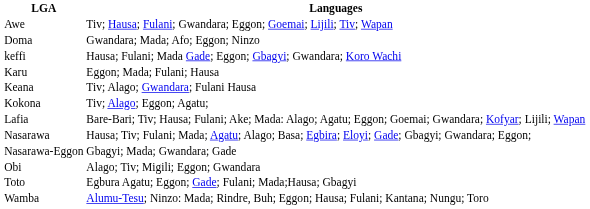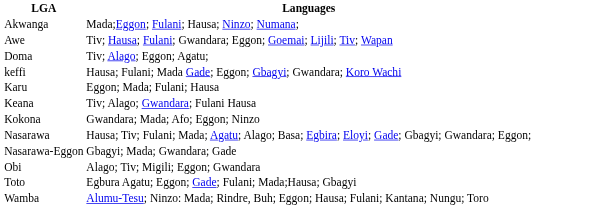+ row: (26, 24)
(173, 40) Gwandara; Mada; Afo; Eggon; Ninzo -> (147, 56) Tiv; Alago; Eggon; Agatu;
(147, 103) Tiv; Alago; Eggon; Agatu; -> (173, 119) Gwandara; Mada; Afo; Eggon; Ninzo
- row: (16, 119)
